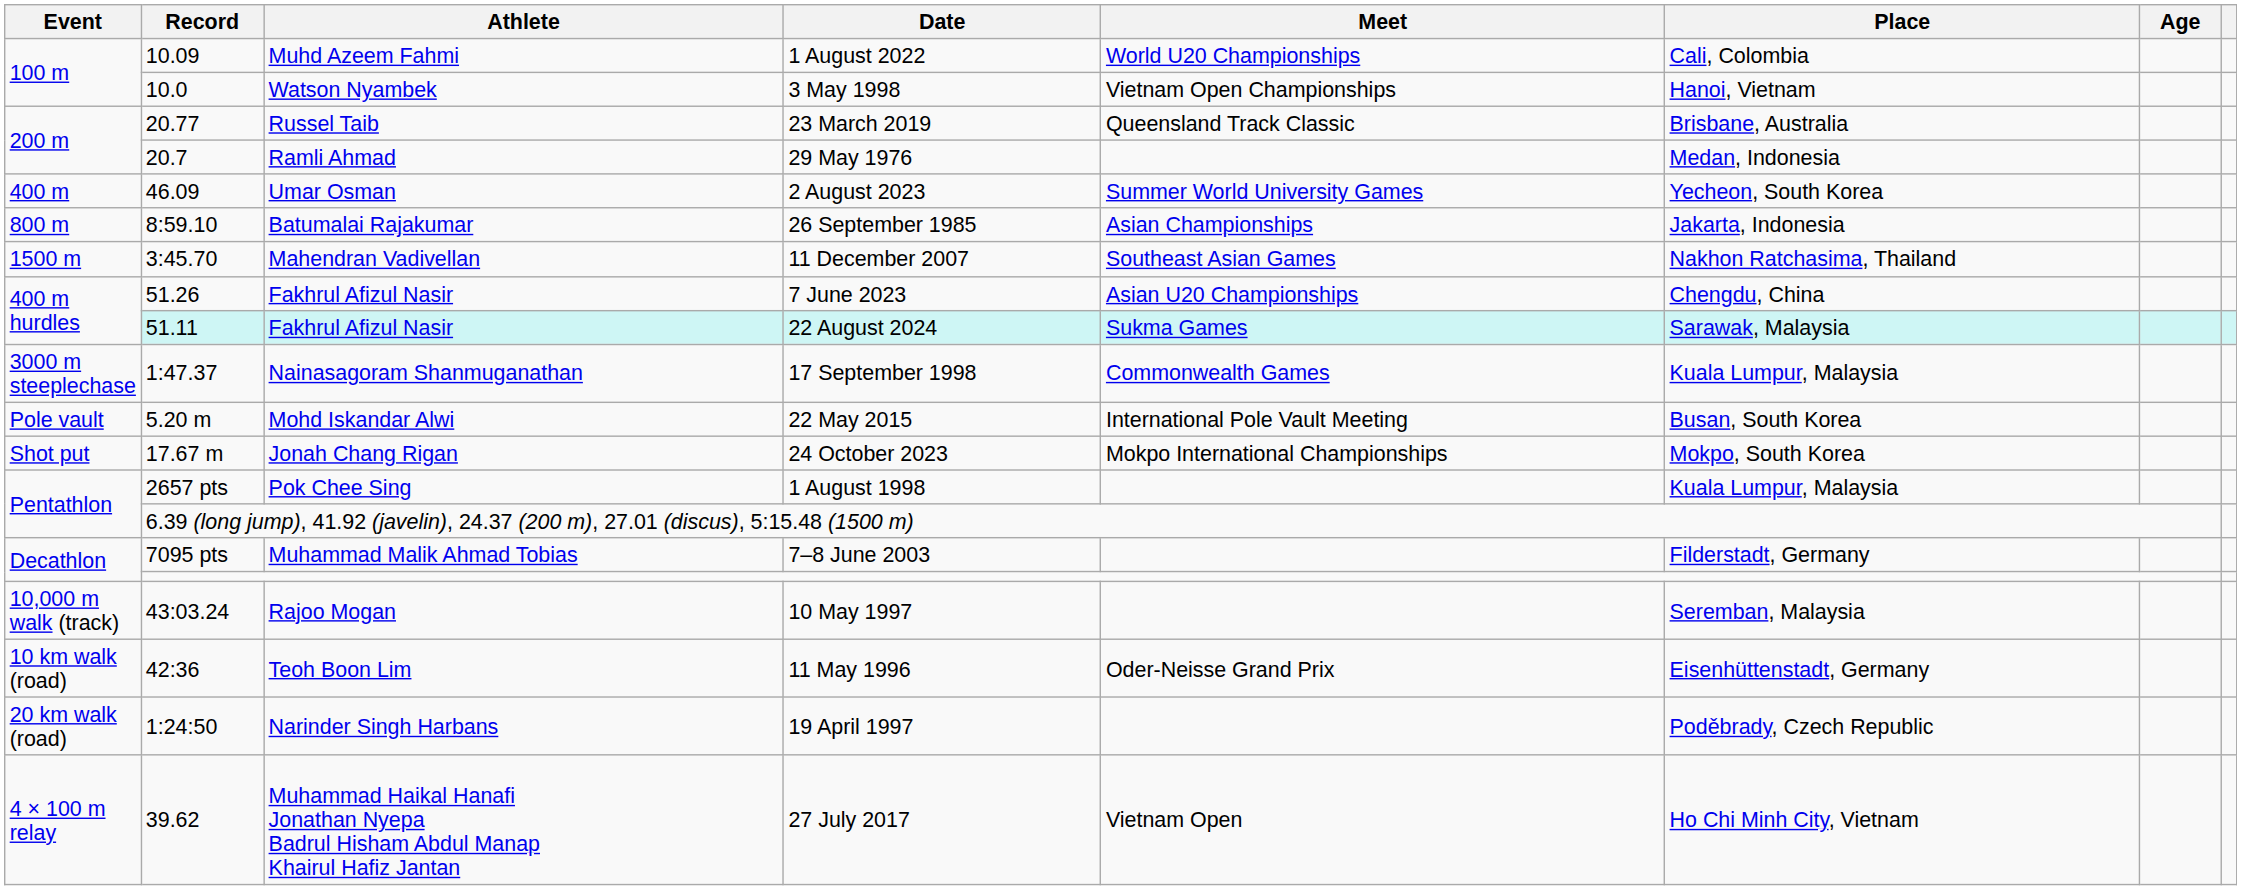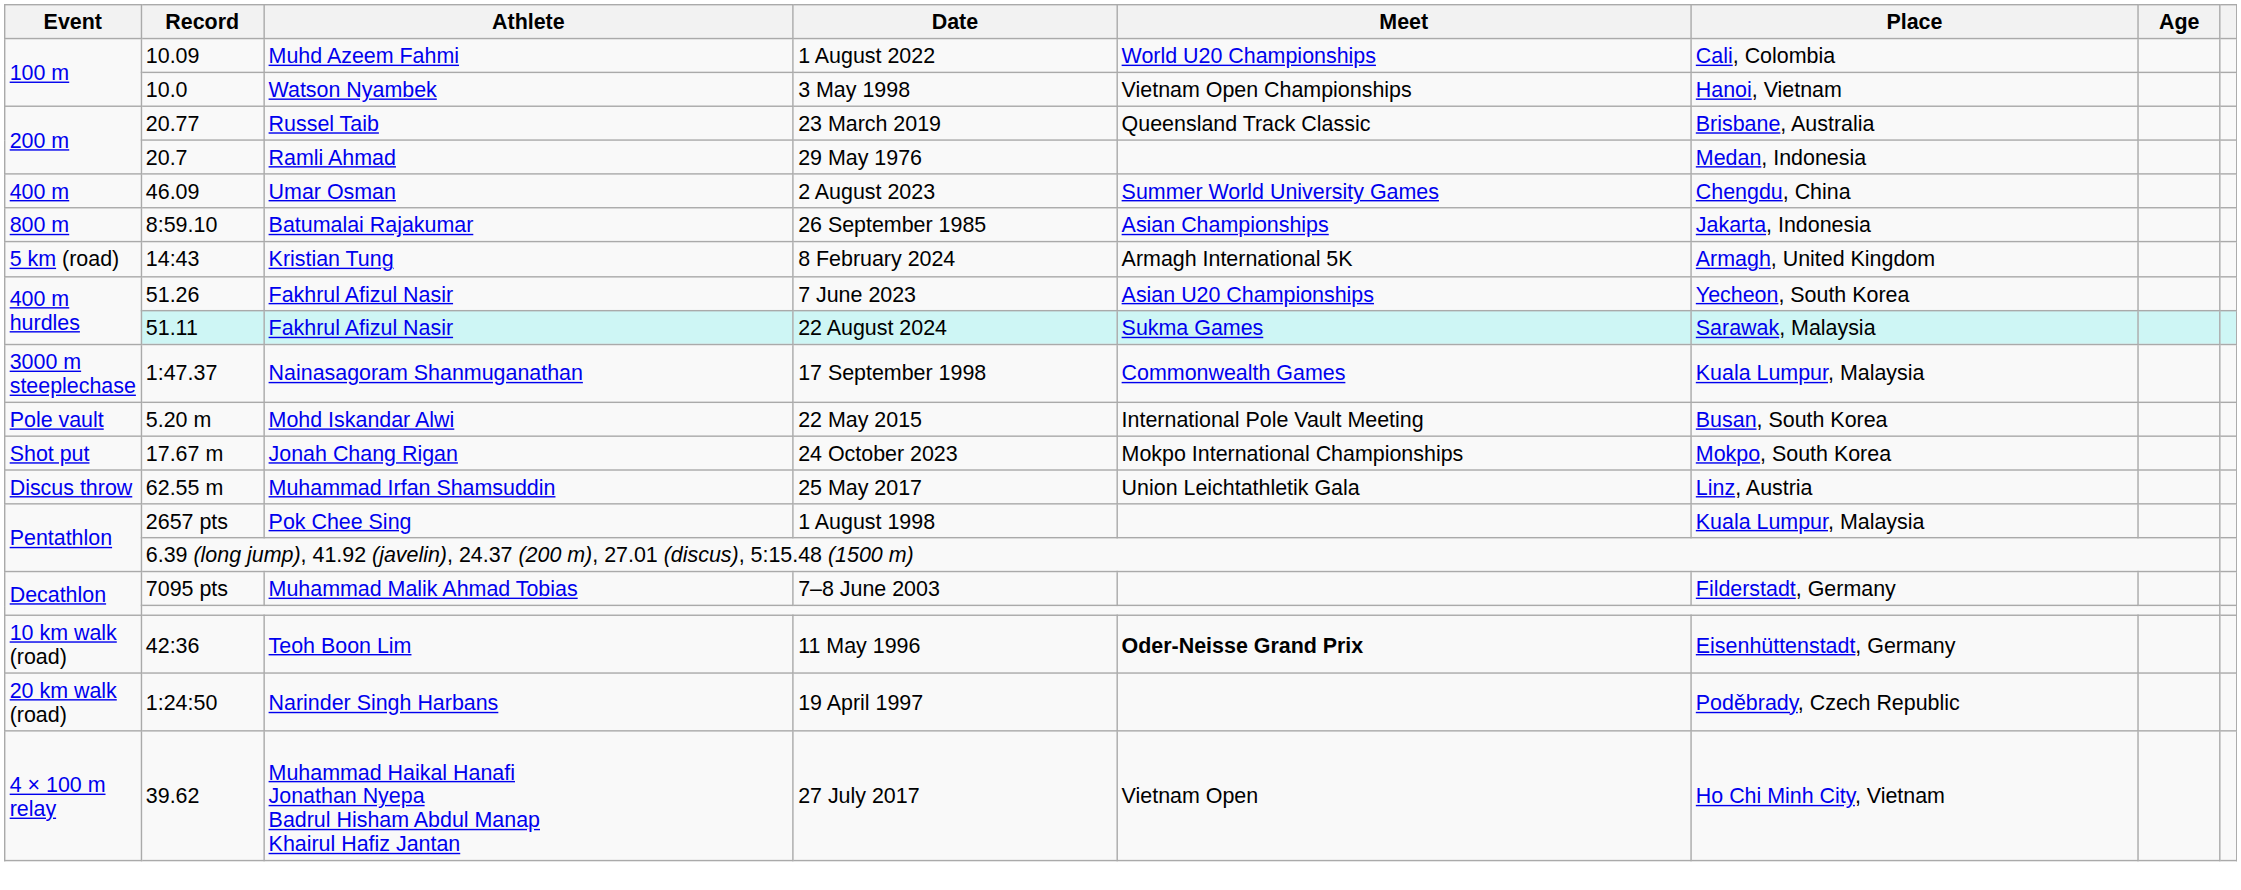(1776, 191) Yecheon, South Korea -> (1773, 191) Chengdu, China
- row: (879, 259)
+ row: (877, 259)
(1747, 293) Chengdu, China -> (1803, 293) Yecheon, South Korea
+ row: (860, 487)
- row: (850, 611)
(1220, 669) normal -> (1242, 645) bold
